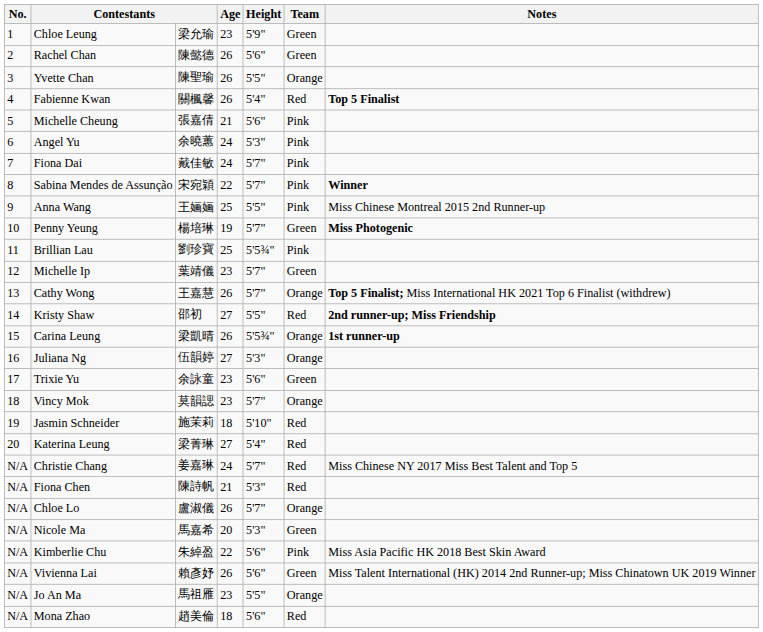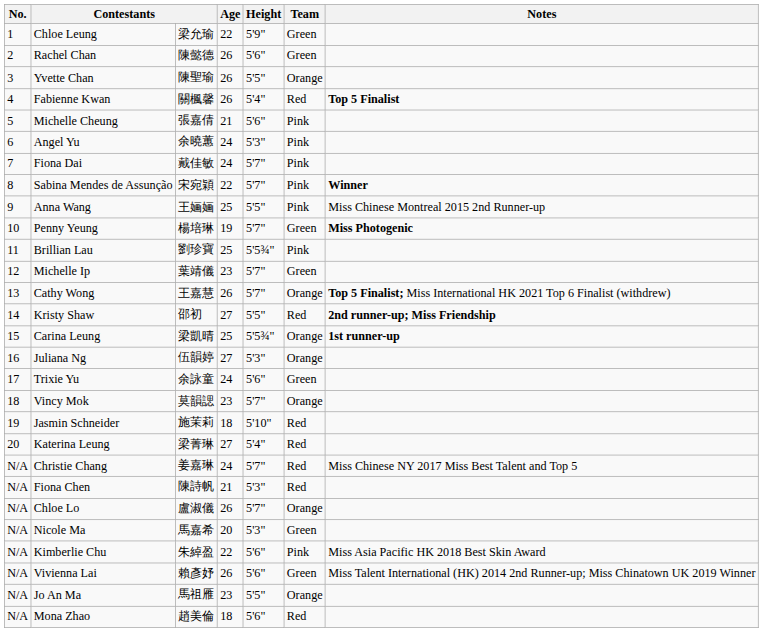(226, 34) 23 -> (226, 34) 22
(226, 336) 26 -> (226, 336) 25
(226, 379) 23 -> (226, 379) 24
